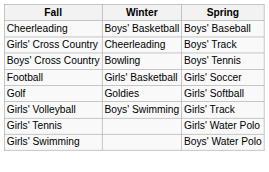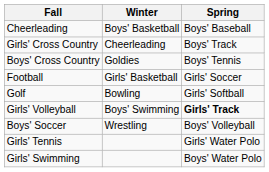(122, 61) Bowling -> (122, 61) Goldies
(122, 93) Goldies -> (122, 93) Bowling
(209, 110) normal -> (212, 110) bold
+ row: (36, 126)
